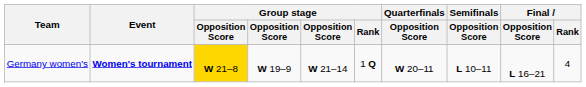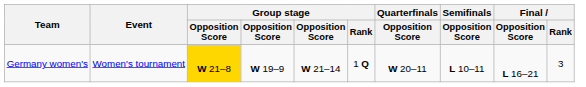(142, 64) bold -> (139, 64) normal
(568, 64) 4 -> (561, 64) 3
